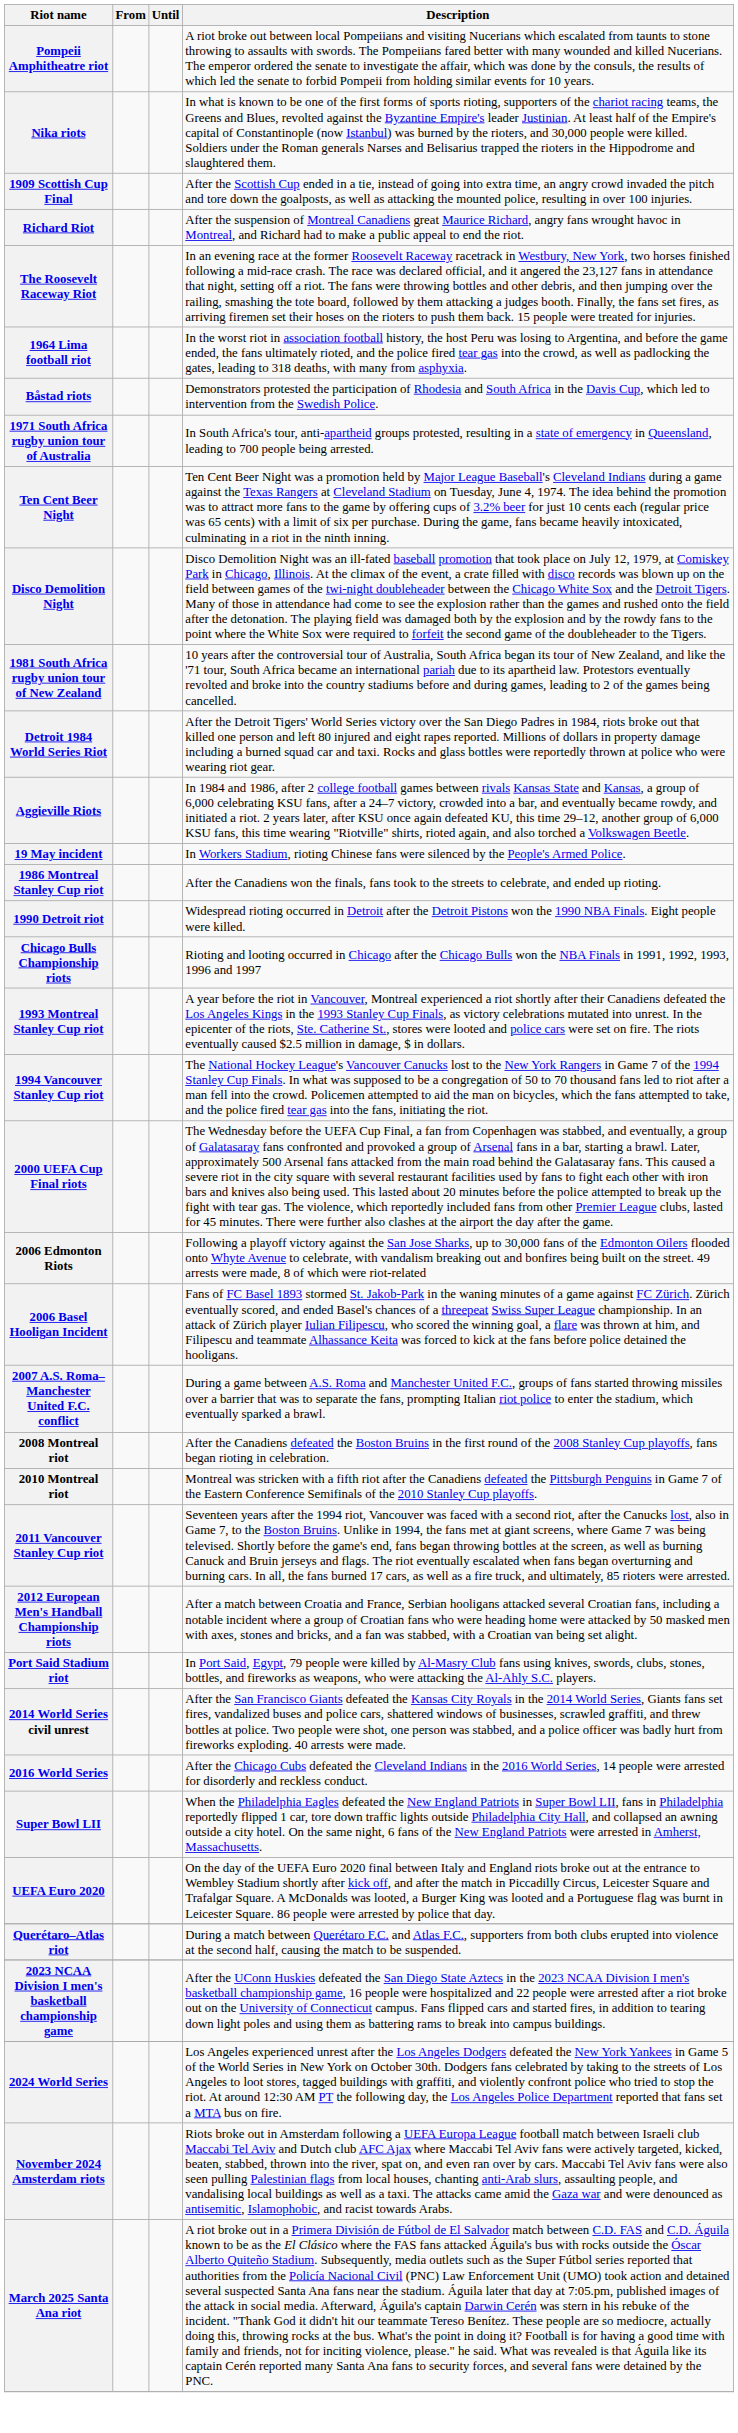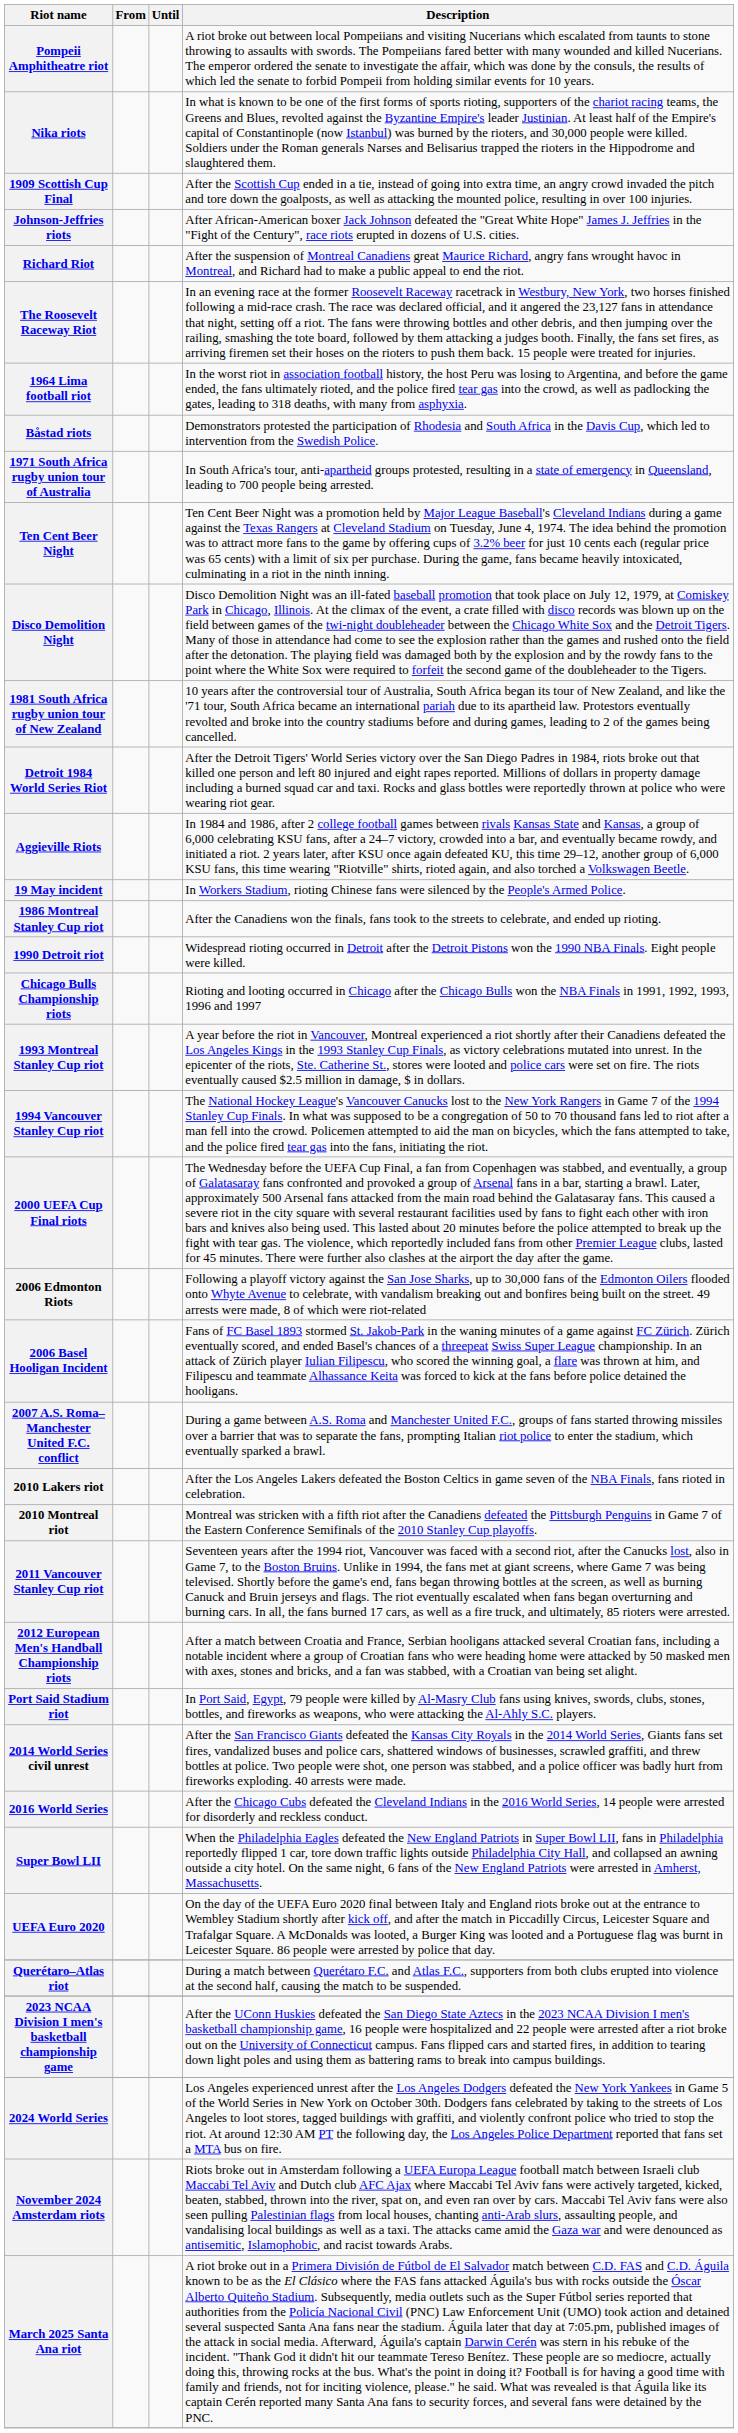+ row: (58, 227)
- row: (58, 1450)
+ row: (58, 1486)
